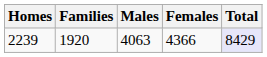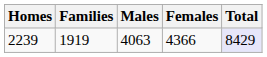(74, 40) 1920 -> (74, 40) 1919
